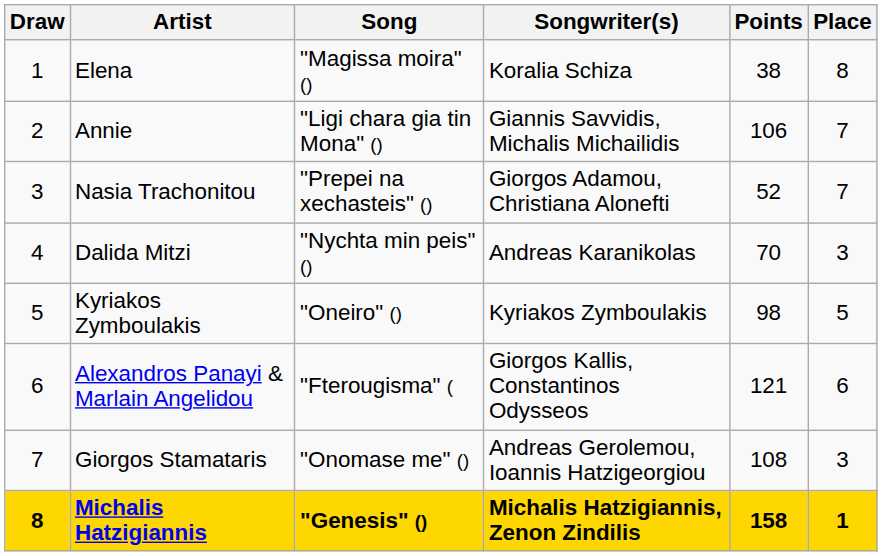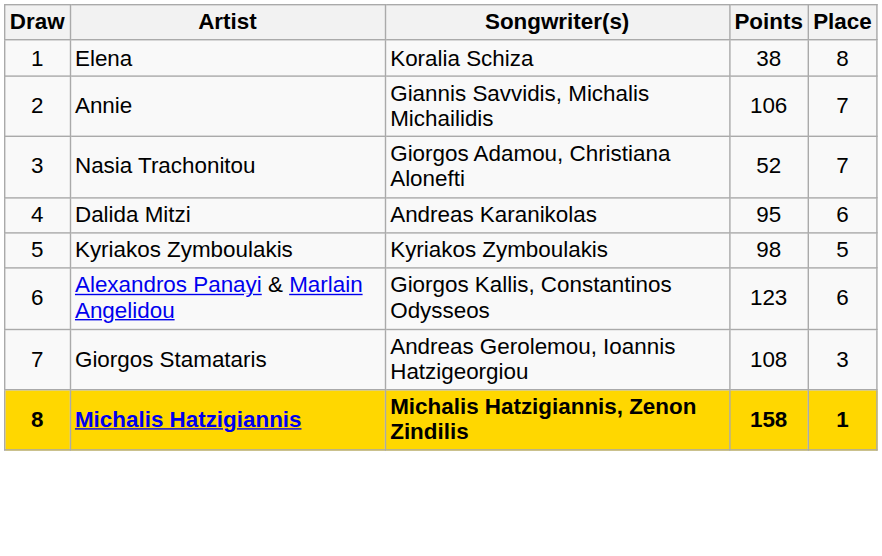- column: (389, 22)
(769, 252) 70 -> (769, 214) 95
(842, 252) 3 -> (842, 214) 6
(769, 386) 121 -> (769, 298) 123
